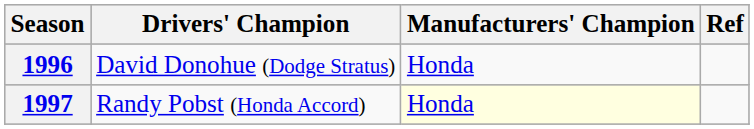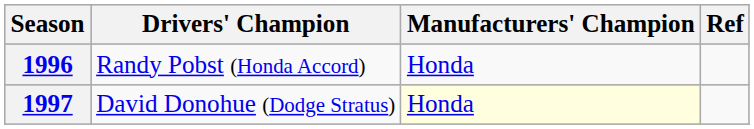(246, 64) David Donohue (Dodge Stratus) -> (231, 64) Randy Pobst (Honda Accord)
(231, 104) Randy Pobst (Honda Accord) -> (246, 104) David Donohue (Dodge Stratus)
